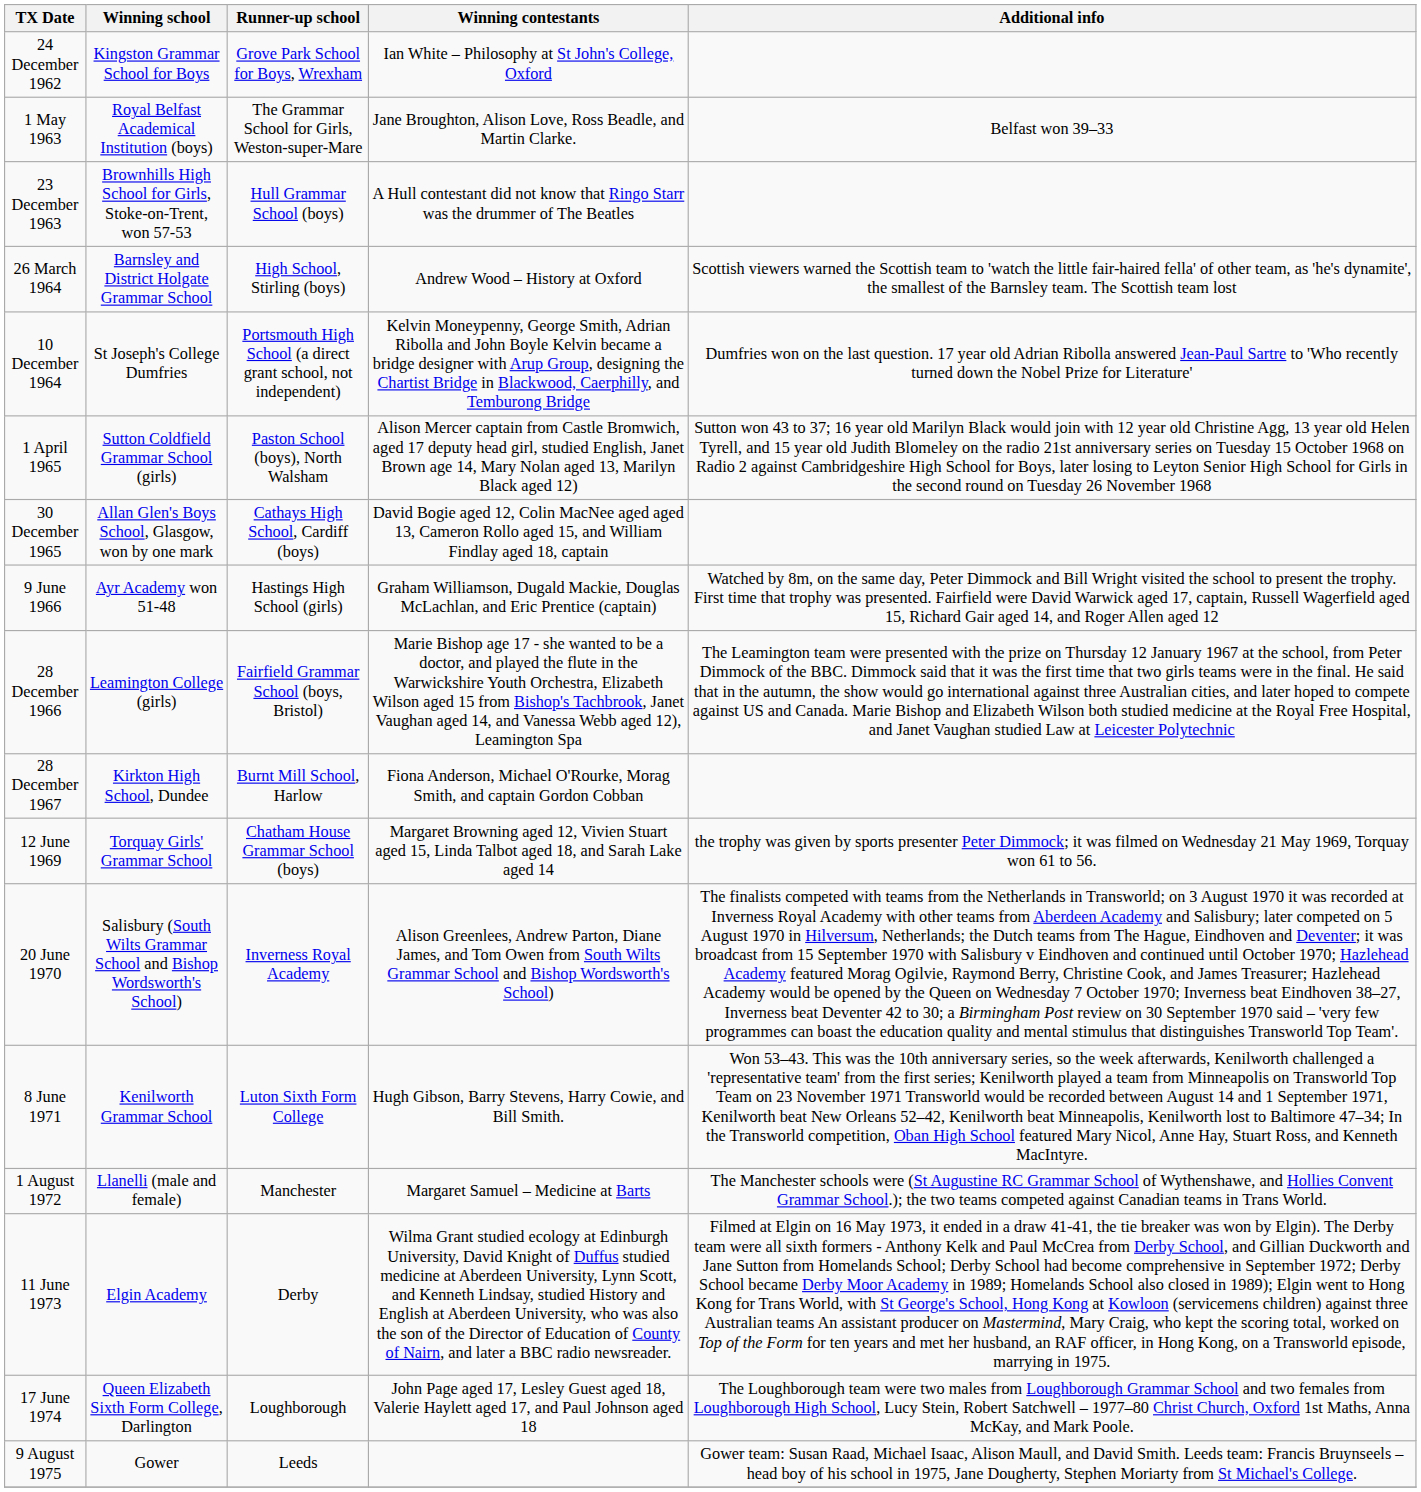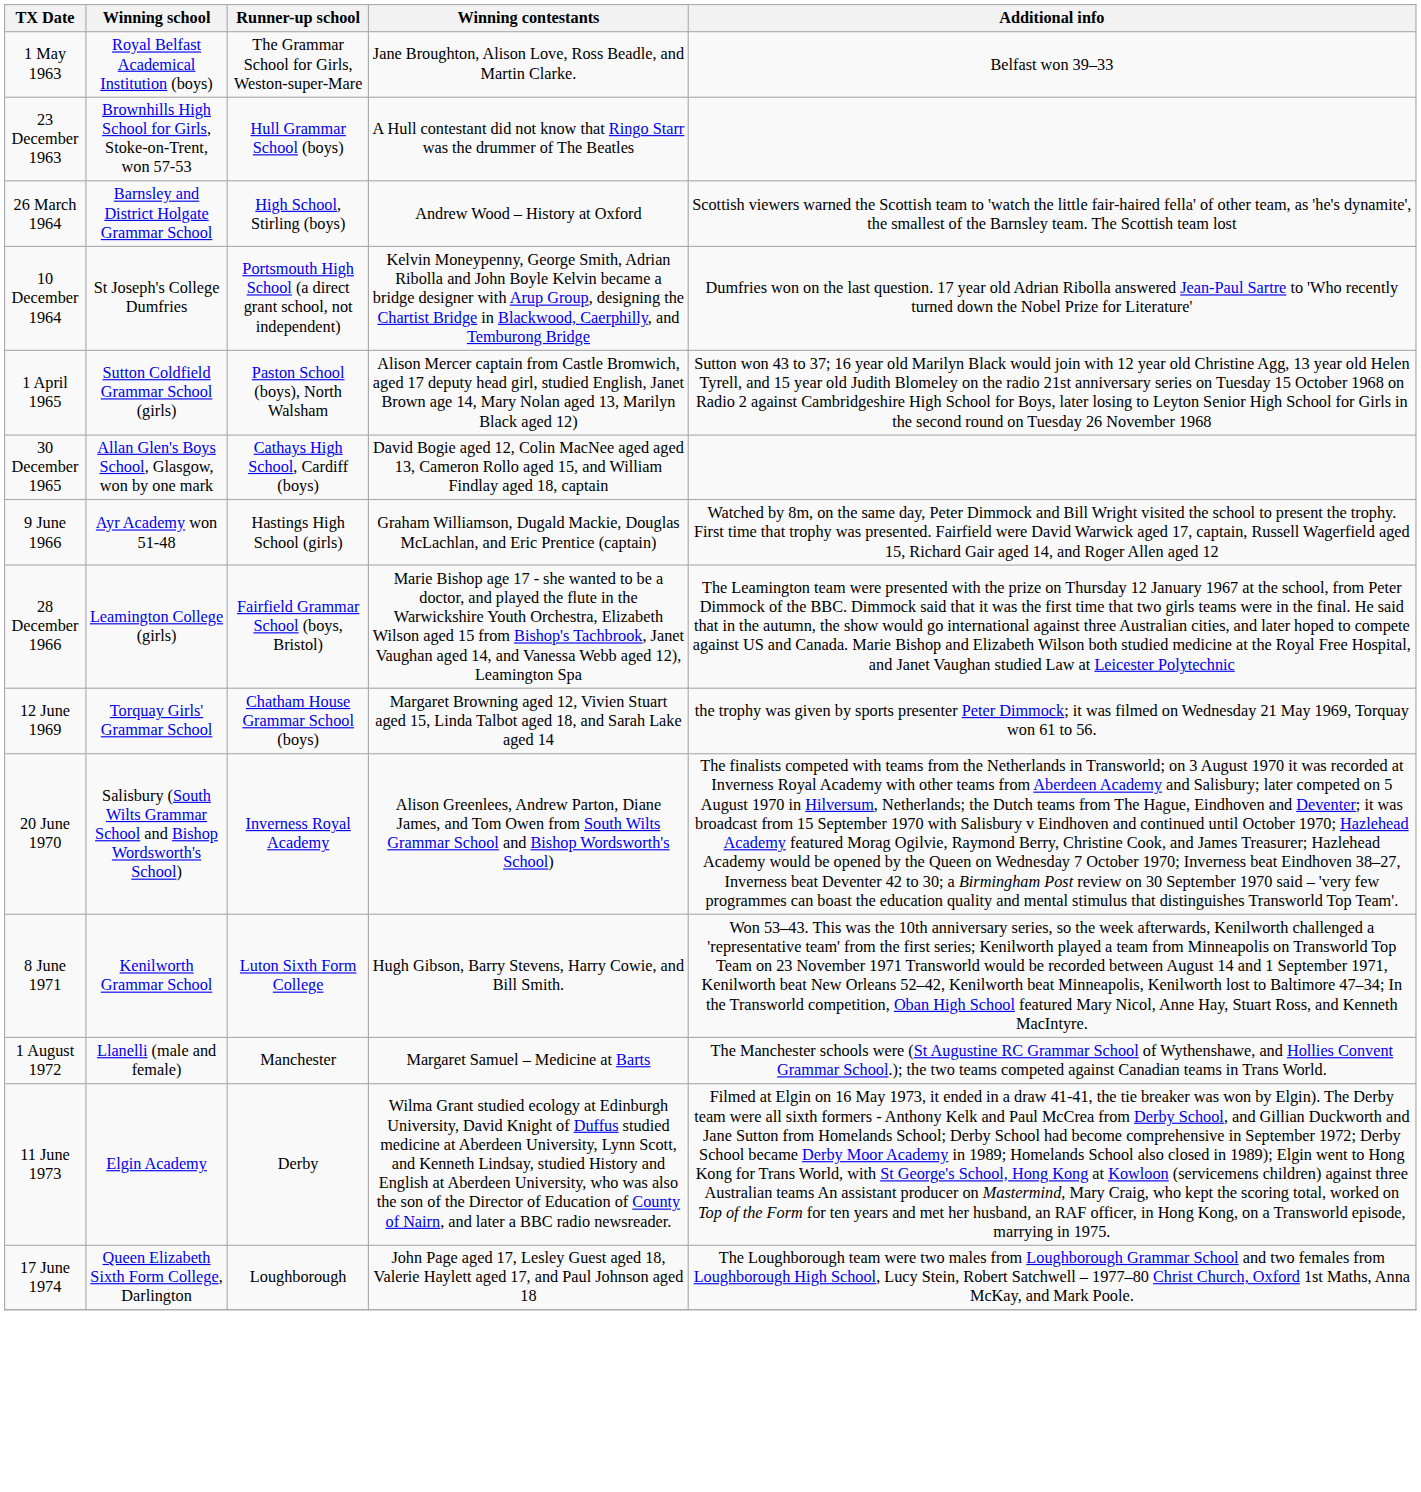- row: (45, 64)
- row: (45, 786)
- row: (45, 1463)
